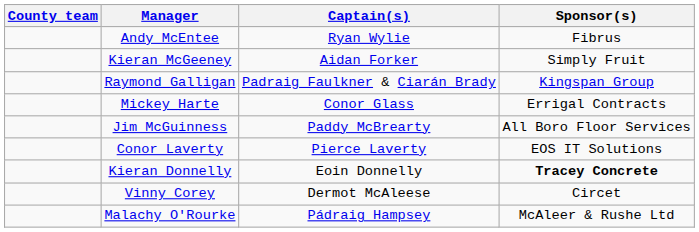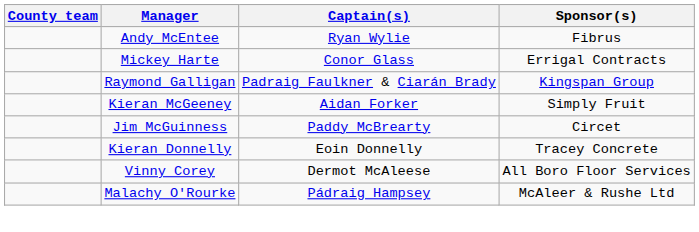rows swapped: (170, 60) <-> (170, 105)
(597, 127) All Boro Floor Services -> (597, 127) Circet
- row: (170, 149)
(597, 171) bold -> (597, 149) normal
(597, 194) Circet -> (597, 171) All Boro Floor Services
